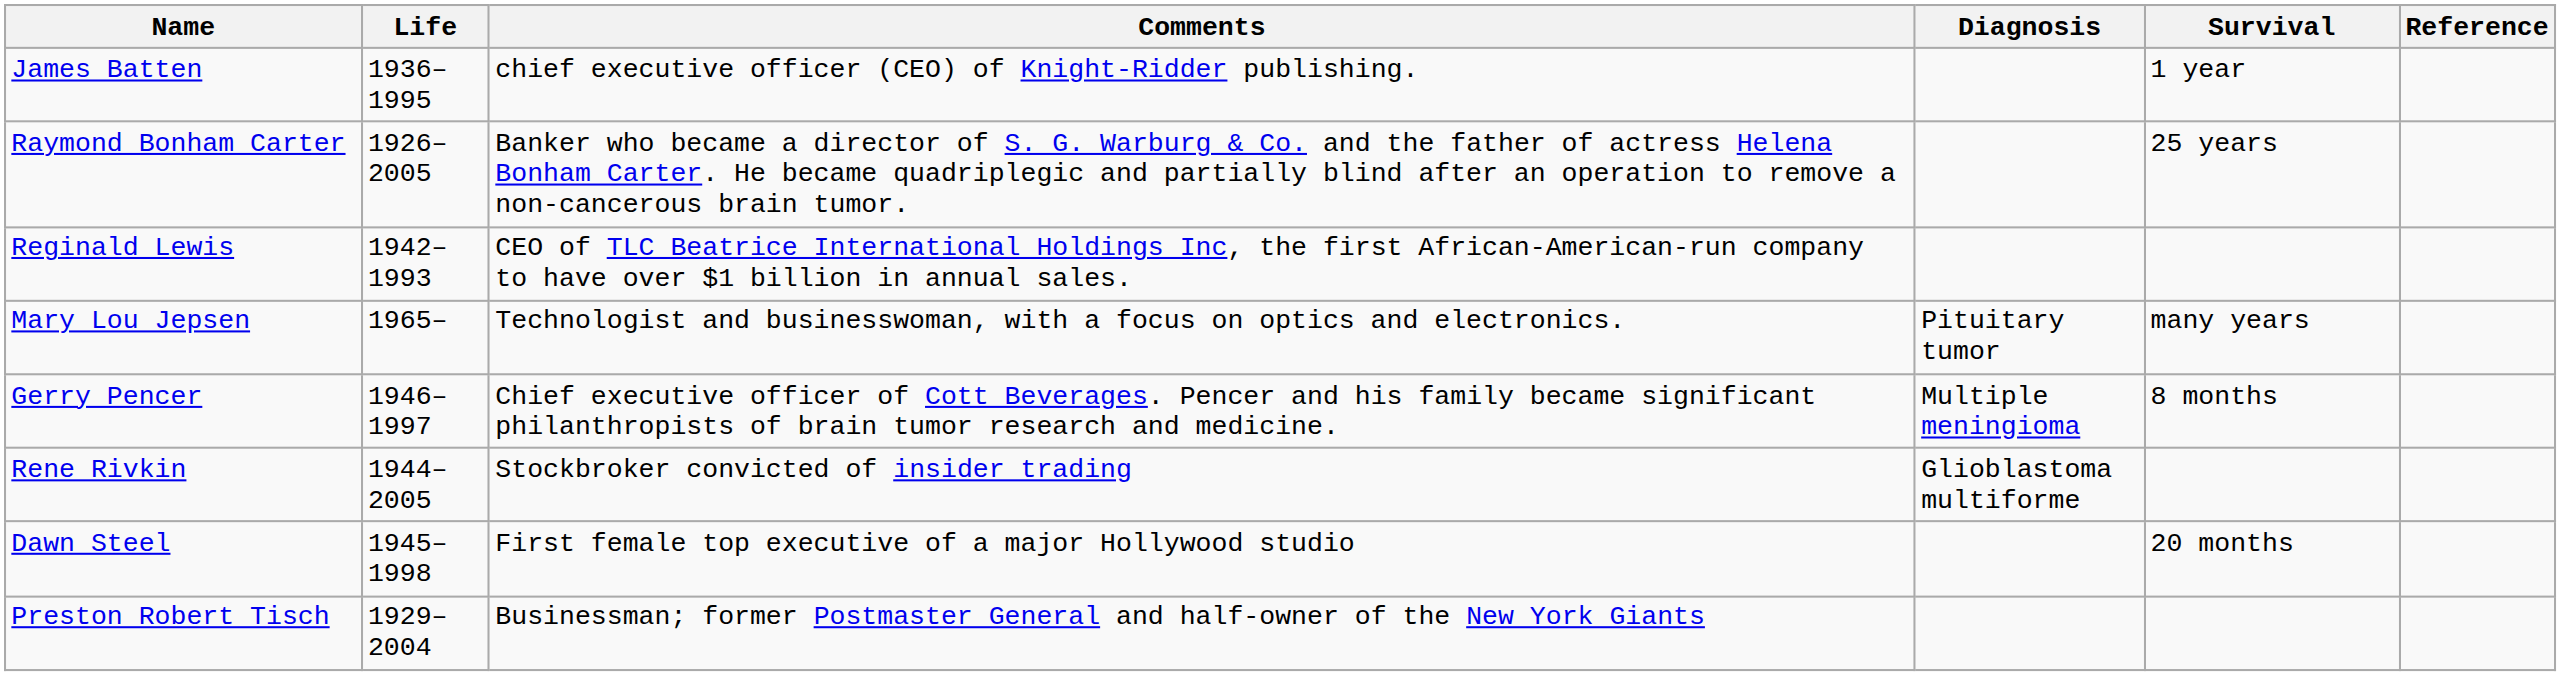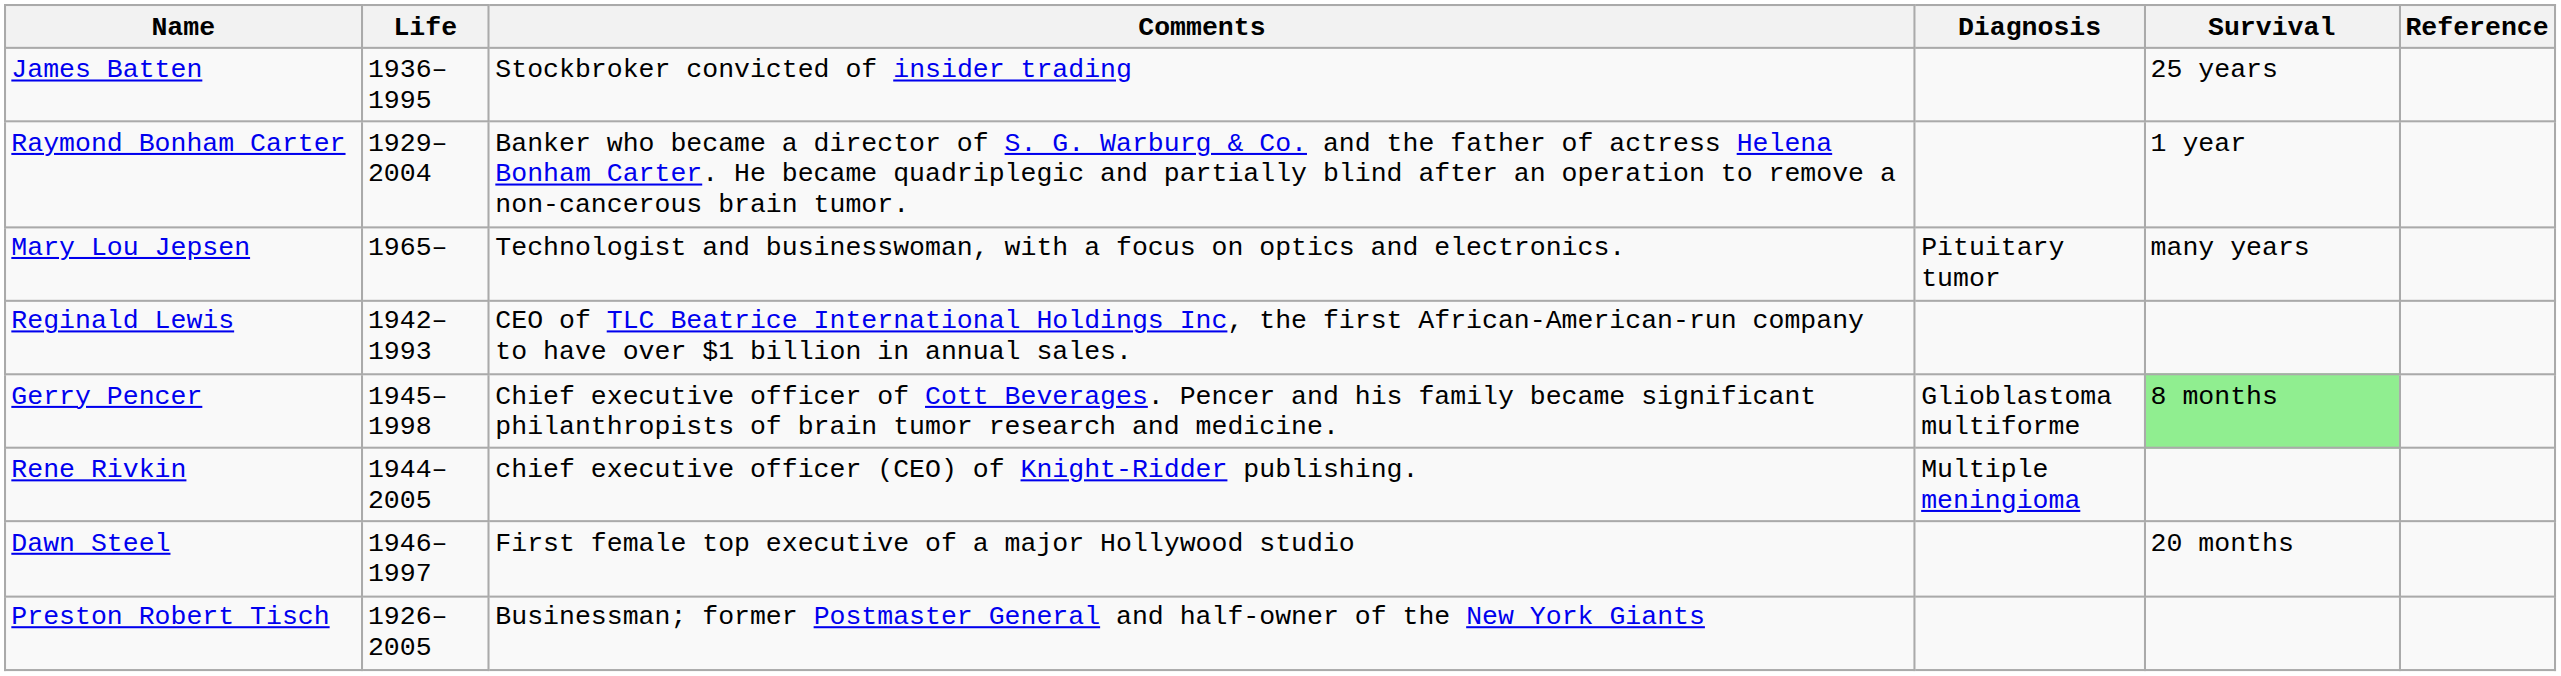(957, 70) chief executive officer (CEO) of Knight-Ridder publishing. -> (814, 70) Stockbroker convicted of insider trading
(2198, 70) 1 year -> (2214, 70) 25 years
(408, 159) 1926–2005 -> (408, 159) 1929–2004
(2214, 144) 25 years -> (2198, 144) 1 year
rows swapped: (131, 322) <-> (123, 248)
(408, 411) 1946–1997 -> (408, 411) 1945–1998
(2001, 411) Multiple meningioma -> (2017, 411) Glioblastoma multiforme
(2214, 396) no background -> (2214, 396) lightgreen background
(814, 470) Stockbroker convicted of insider trading -> (957, 470) chief executive officer (CEO) of Knight-Ridder publishing.
(2017, 485) Glioblastoma multiforme -> (2001, 485) Multiple meningioma
(408, 559) 1945–1998 -> (408, 559) 1946–1997
(408, 633) 1929–2004 -> (408, 633) 1926–2005
